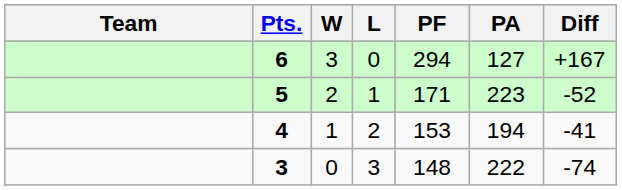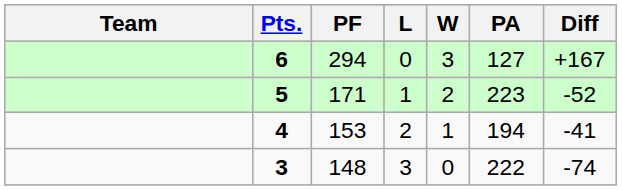columns swapped: (332, 23) <-> (432, 23)
